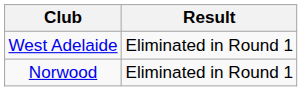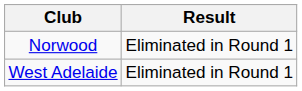rows swapped: (63, 72) <-> (63, 45)
